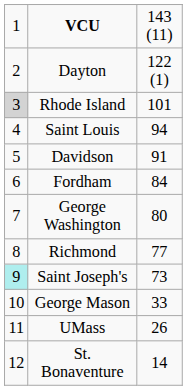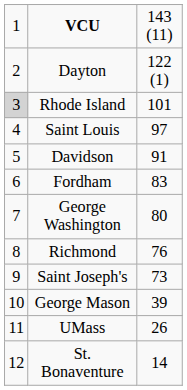(159, 130) 94 -> (159, 130) 97
(159, 181) 84 -> (159, 181) 83
(159, 251) 77 -> (159, 251) 76
(16, 276) paleturquoise background -> (16, 276) no background
(159, 302) 33 -> (159, 302) 39
